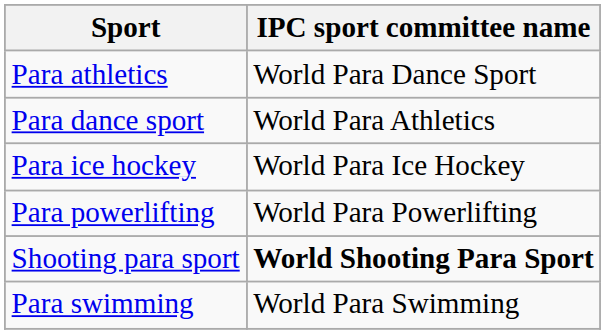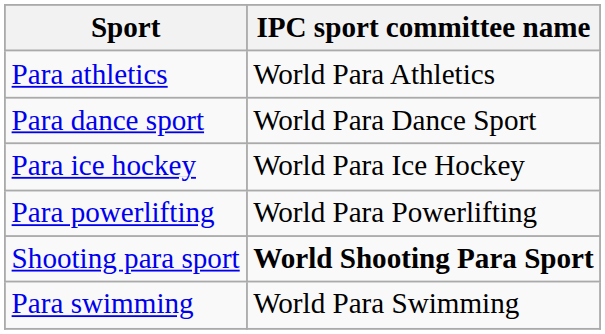(395, 73) World Para Dance Sport -> (374, 73) World Para Athletics
(374, 119) World Para Athletics -> (395, 119) World Para Dance Sport
